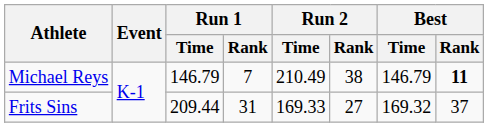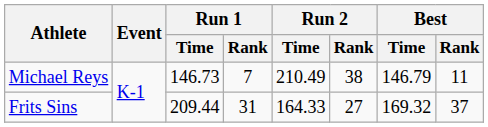(195, 77) 146.79 -> (195, 77) 146.73
(459, 77) bold -> (459, 77) normal
(301, 107) 169.33 -> (301, 107) 164.33
